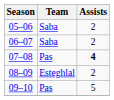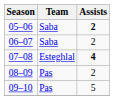(93, 27) normal -> (93, 27) bold
(46, 57) Pas -> (57, 57) Esteghlal
(57, 73) Esteghlal -> (46, 73) Pas
